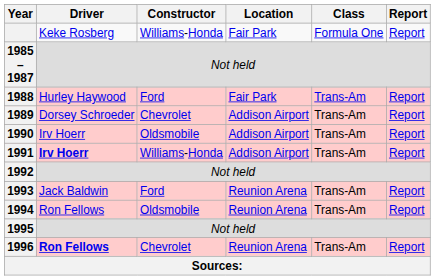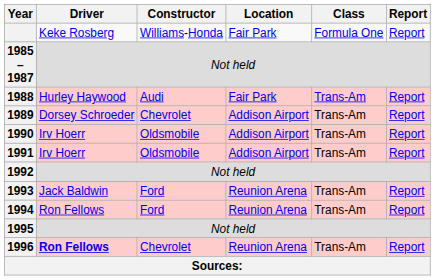(152, 97) Ford -> (152, 97) Audi
(64, 153) bold -> (62, 153) normal
(181, 153) Williams-Honda -> (170, 153) Oldsmobile
(170, 209) Oldsmobile -> (152, 209) Ford
